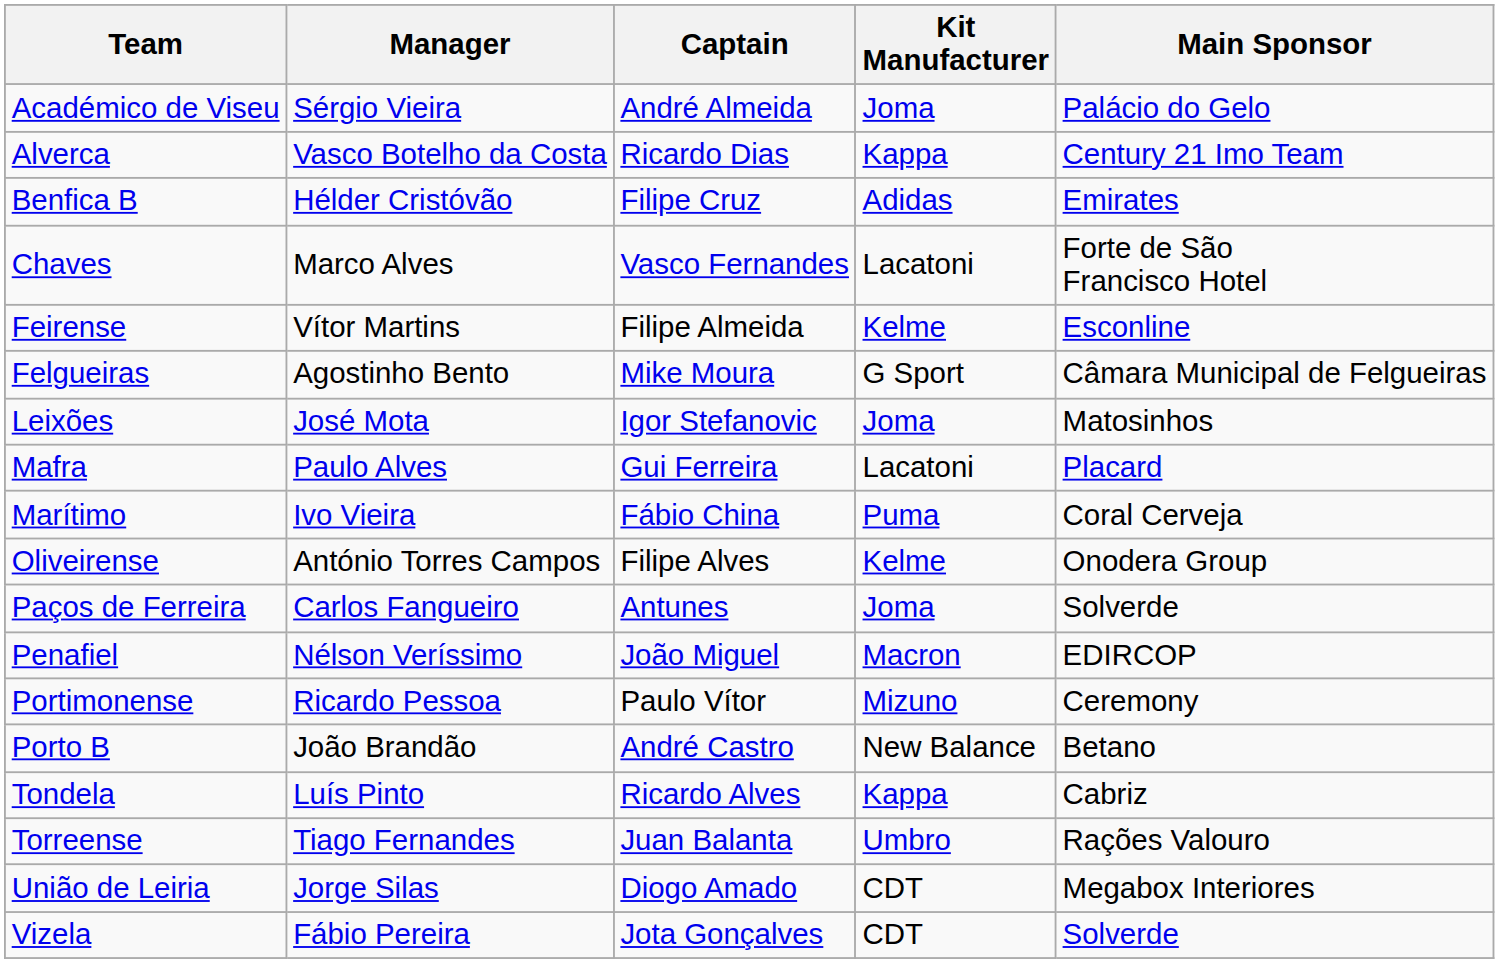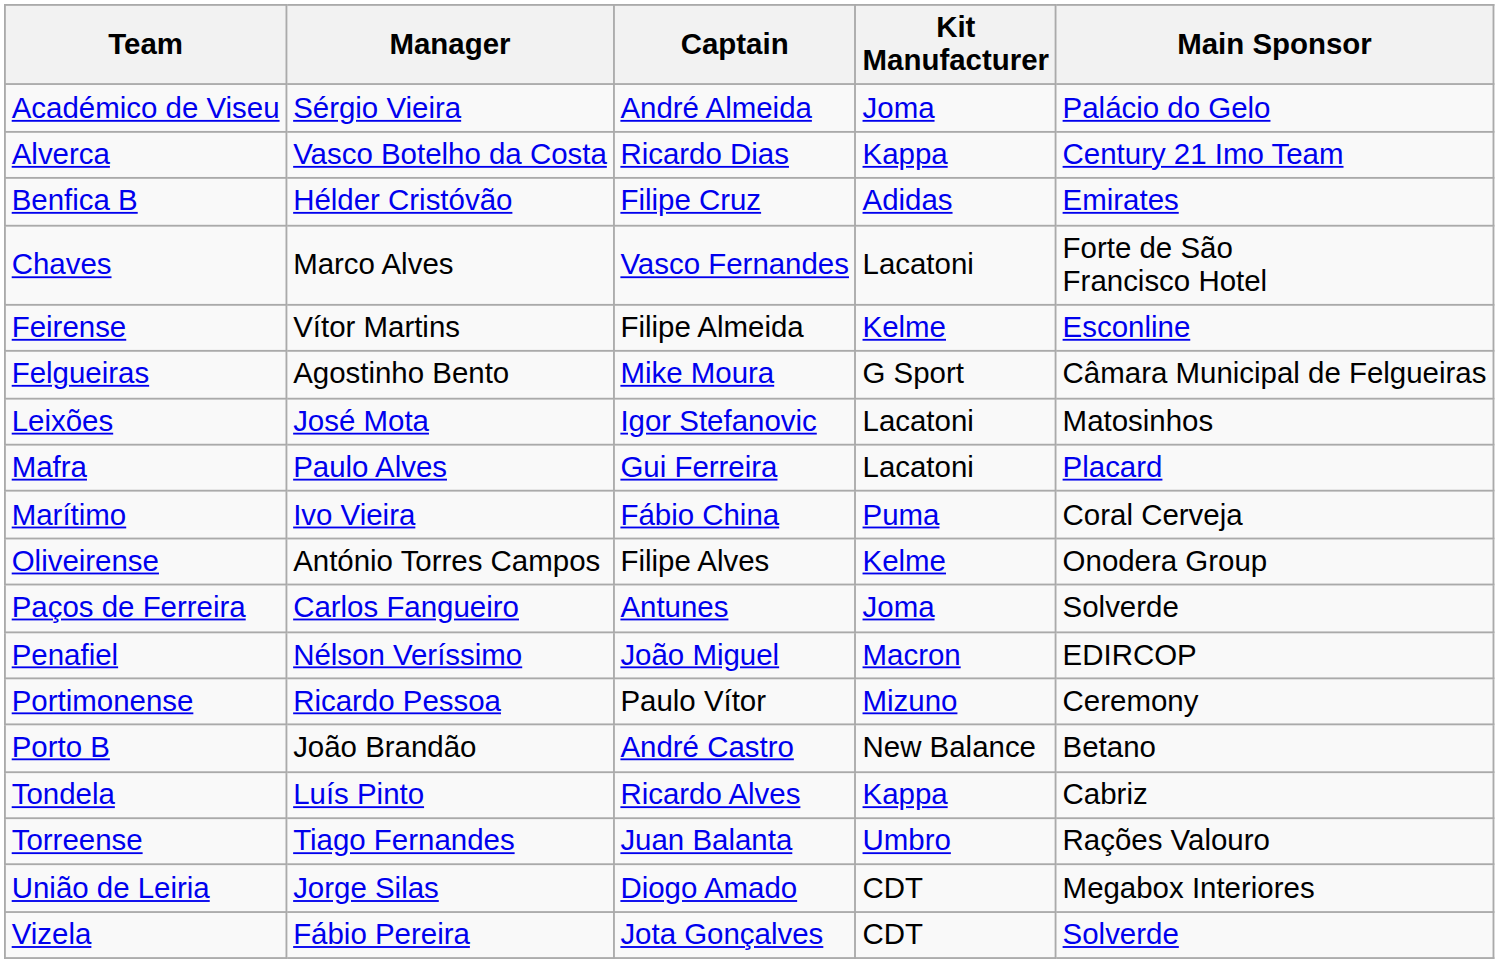(899, 420) Joma -> (918, 420) Lacatoni
